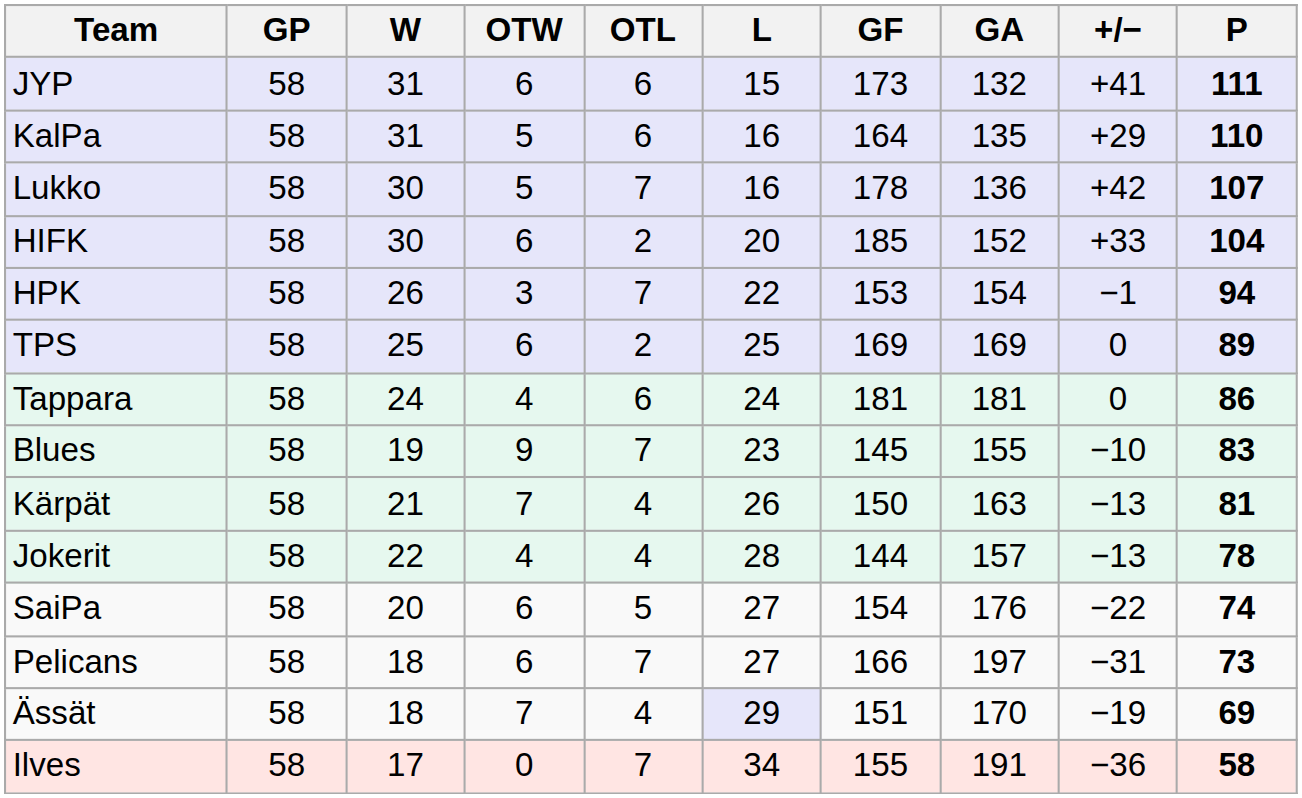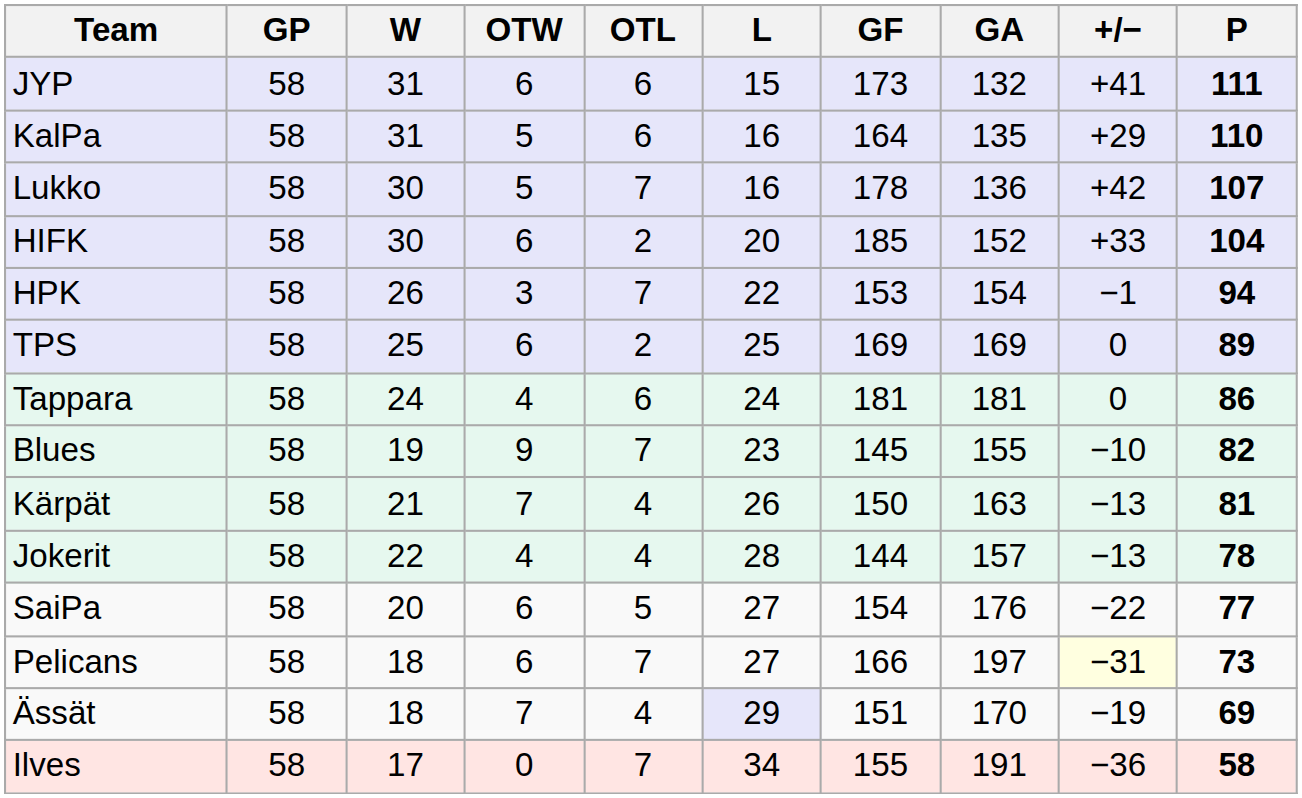(1237, 450) 83 -> (1237, 450) 82
(1237, 608) 74 -> (1237, 608) 77
(1118, 661) no background -> (1118, 661) lightyellow background
